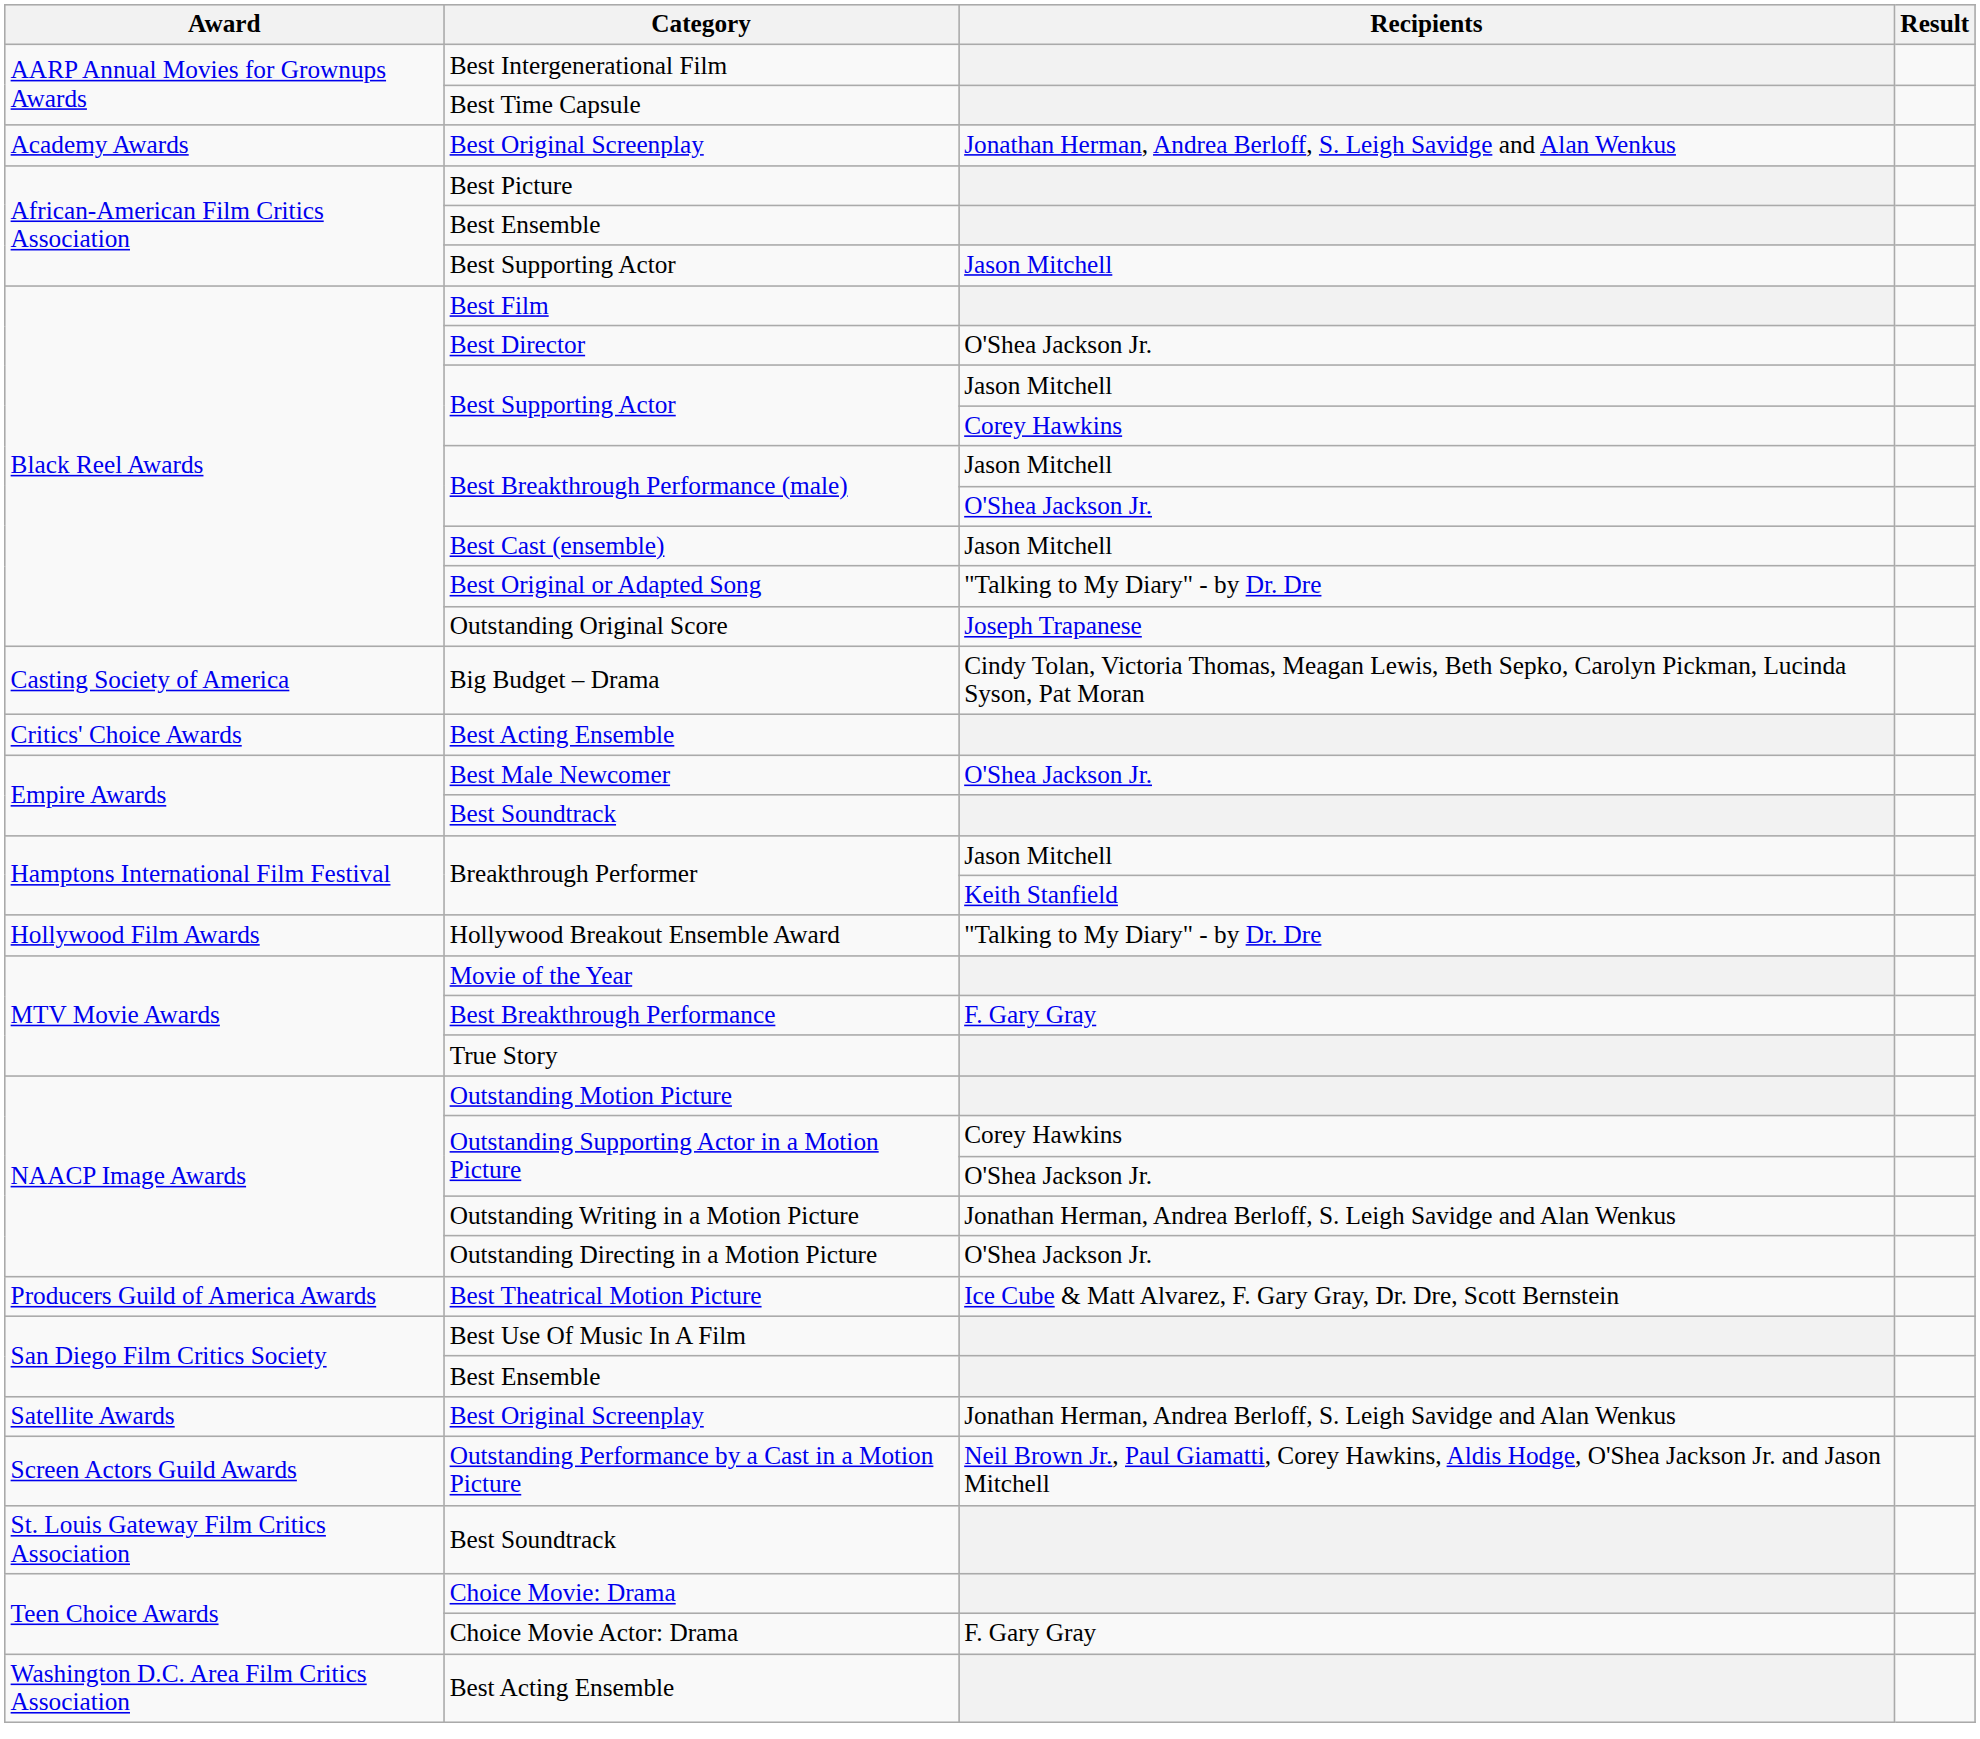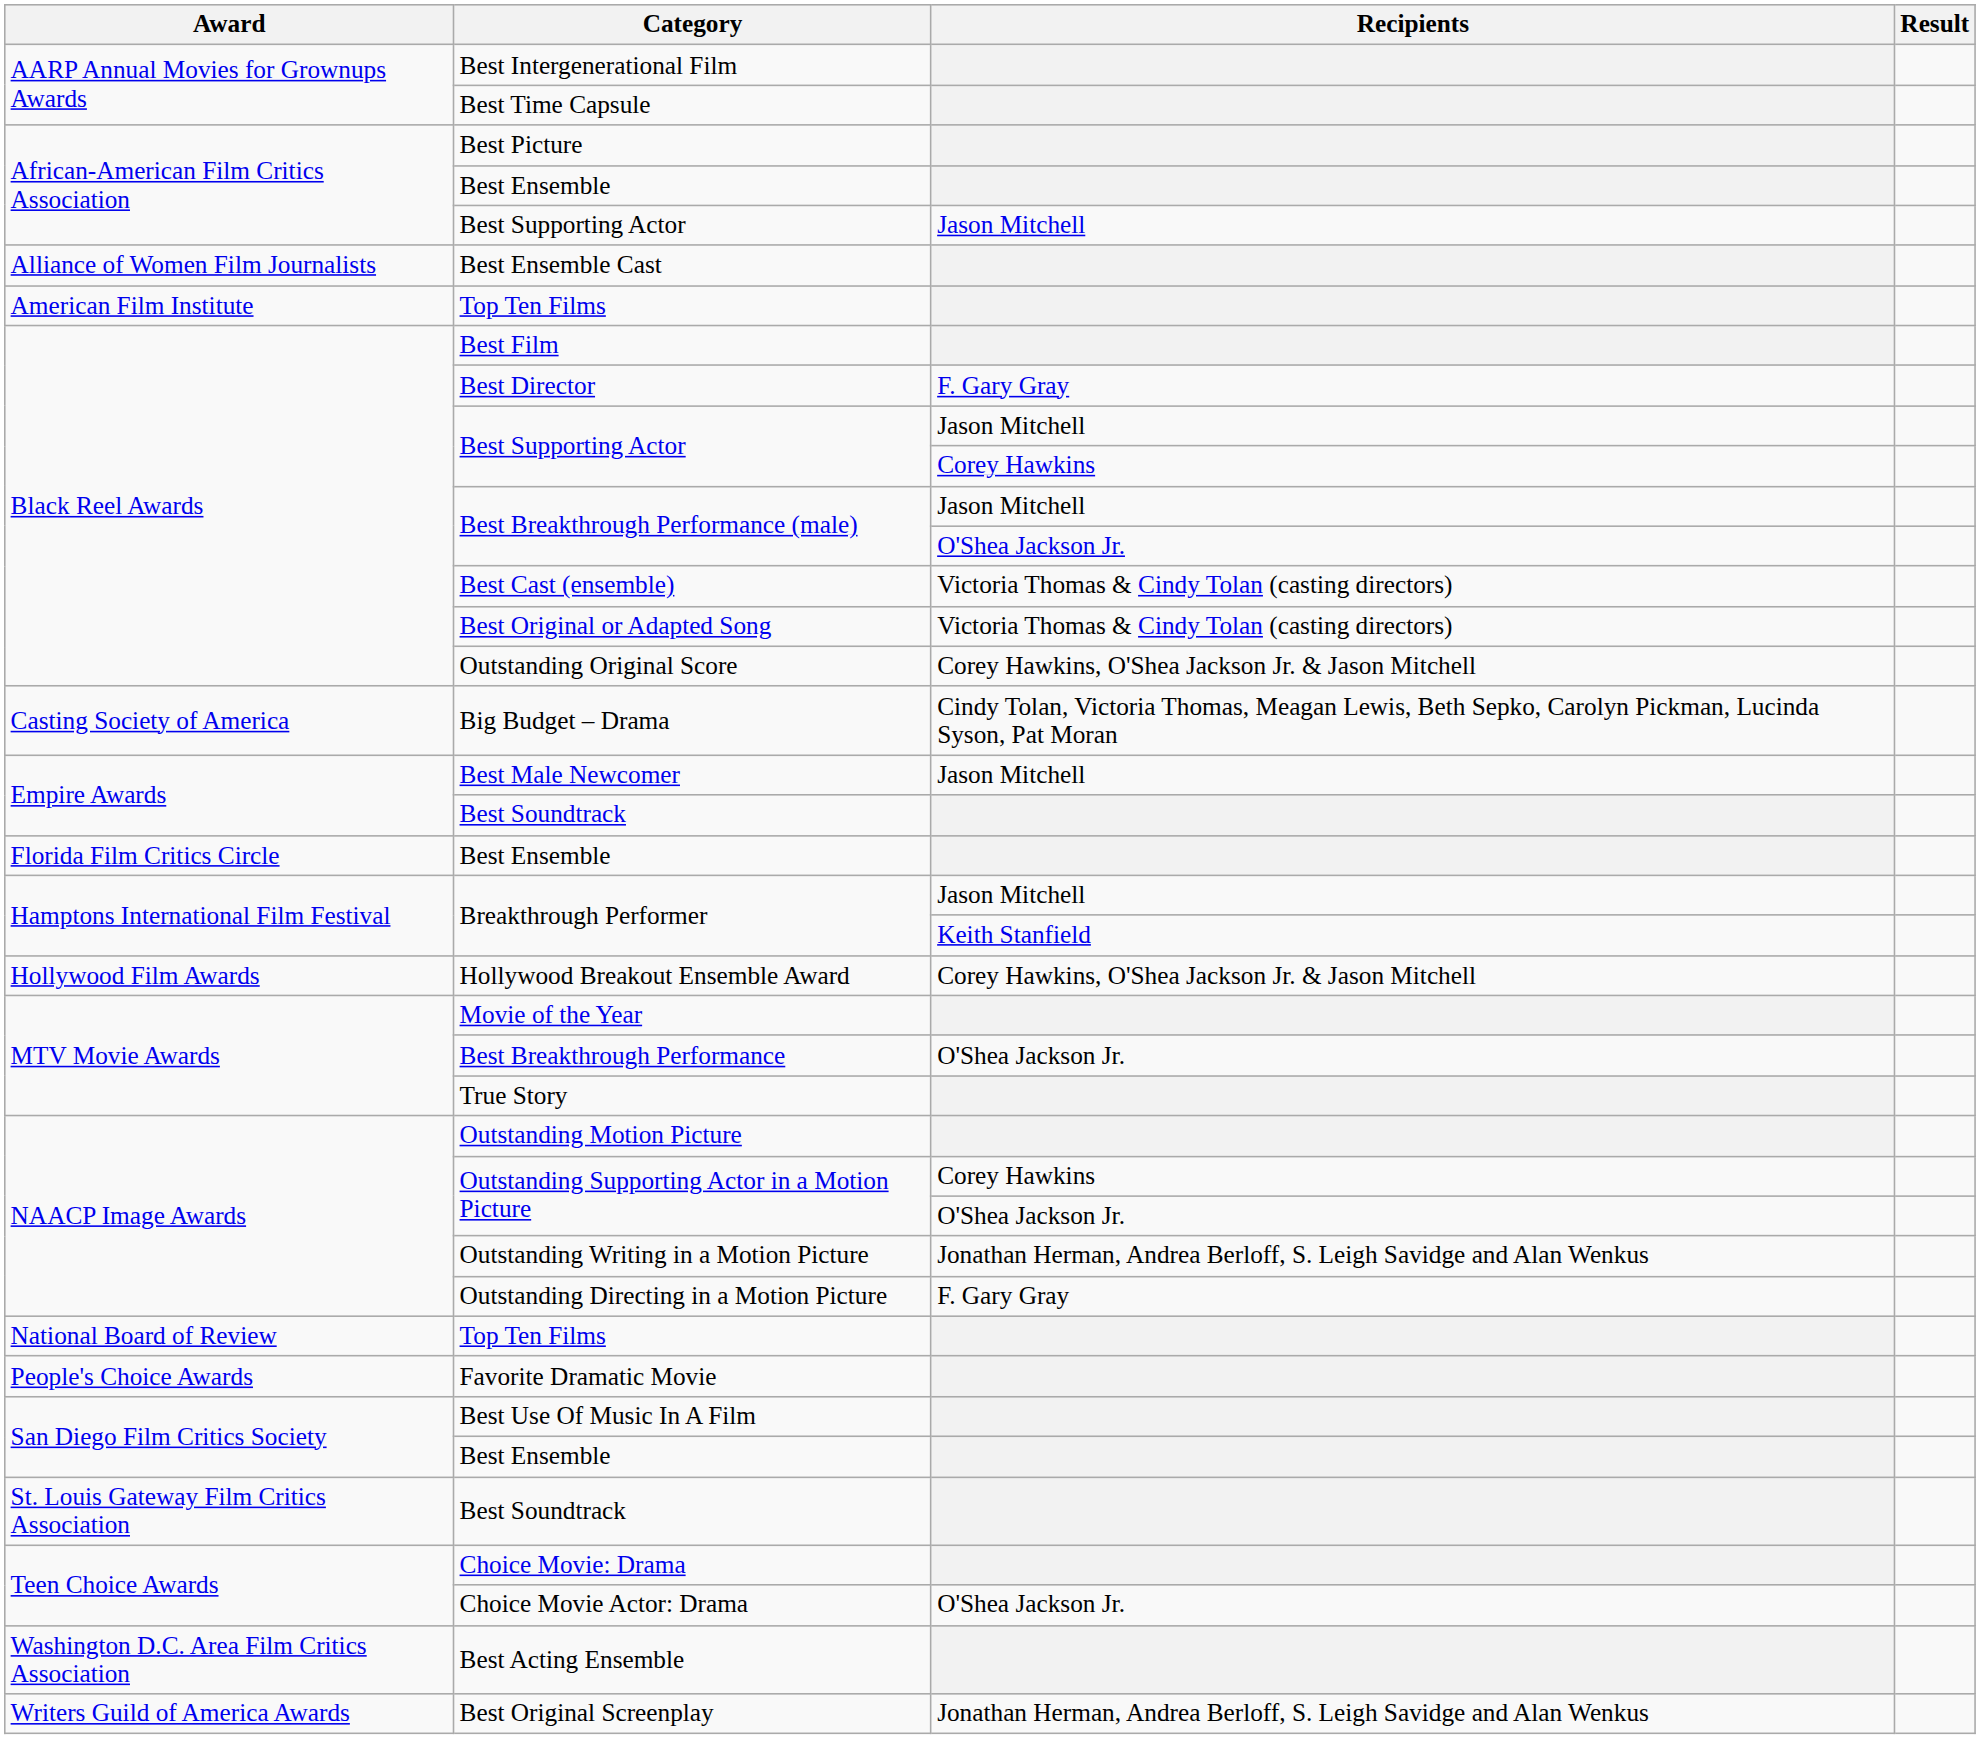- row: (100, 144)
+ row: (193, 265)
+ row: (132, 305)
(1058, 345) O'Shea Jackson Jr. -> (1003, 385) F. Gary Gray
(1038, 545) Jason Mitchell -> (1195, 585) Victoria Thomas & Cindy Tolan (casting directors)
(1143, 585) "Talking to My Diary" - by Dr. Dre -> (1195, 625) Victoria Thomas & Cindy Tolan (casting directors)
(1053, 625) Joseph Trapanese -> (1207, 666) Corey Hawkins, O'Shea Jackson Jr. & Jason Mitchell
- row: (126, 734)
(1058, 774) O'Shea Jackson Jr. -> (1011, 774) Jason Mitchell
+ row: (145, 854)
(1143, 935) "Talking to My Diary" - by Dr. Dre -> (1207, 975) Corey Hawkins, O'Shea Jackson Jr. & Jason Mitchell
(1030, 1015) F. Gary Gray -> (1031, 1055) O'Shea Jackson Jr.
(1058, 1255) O'Shea Jackson Jr. -> (1003, 1295) F. Gary Gray
+ row: (144, 1335)
+ row: (132, 1376)
- row: (193, 1295)
- row: (93, 1416)
- row: (154, 1470)
(1030, 1633) F. Gary Gray -> (1031, 1604) O'Shea Jackson Jr.
+ row: (180, 1713)
